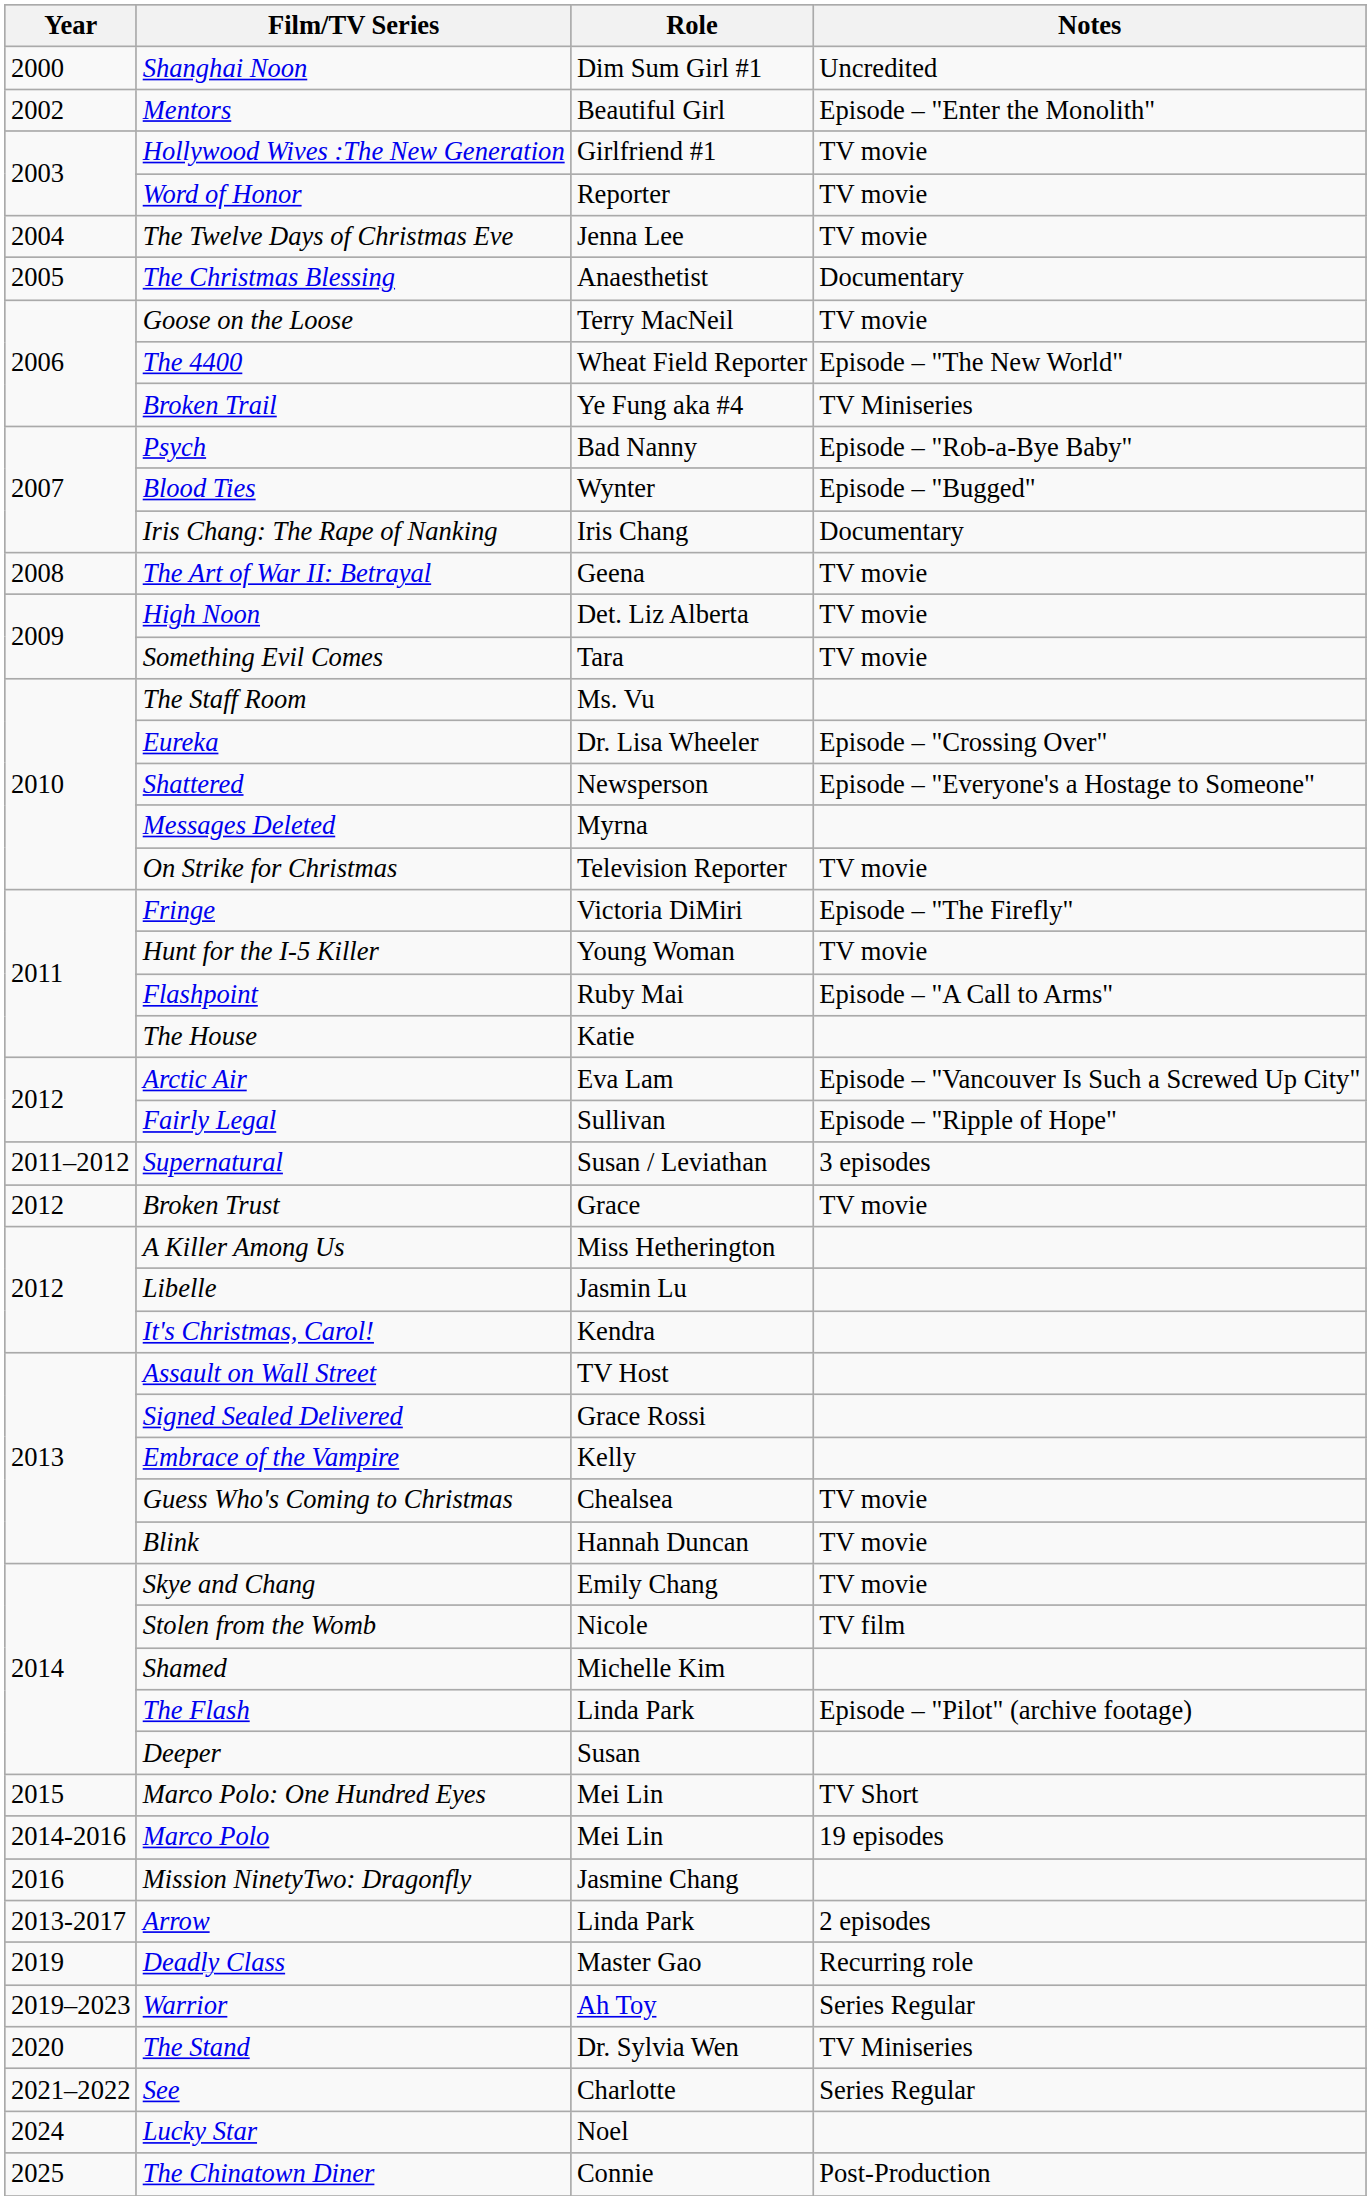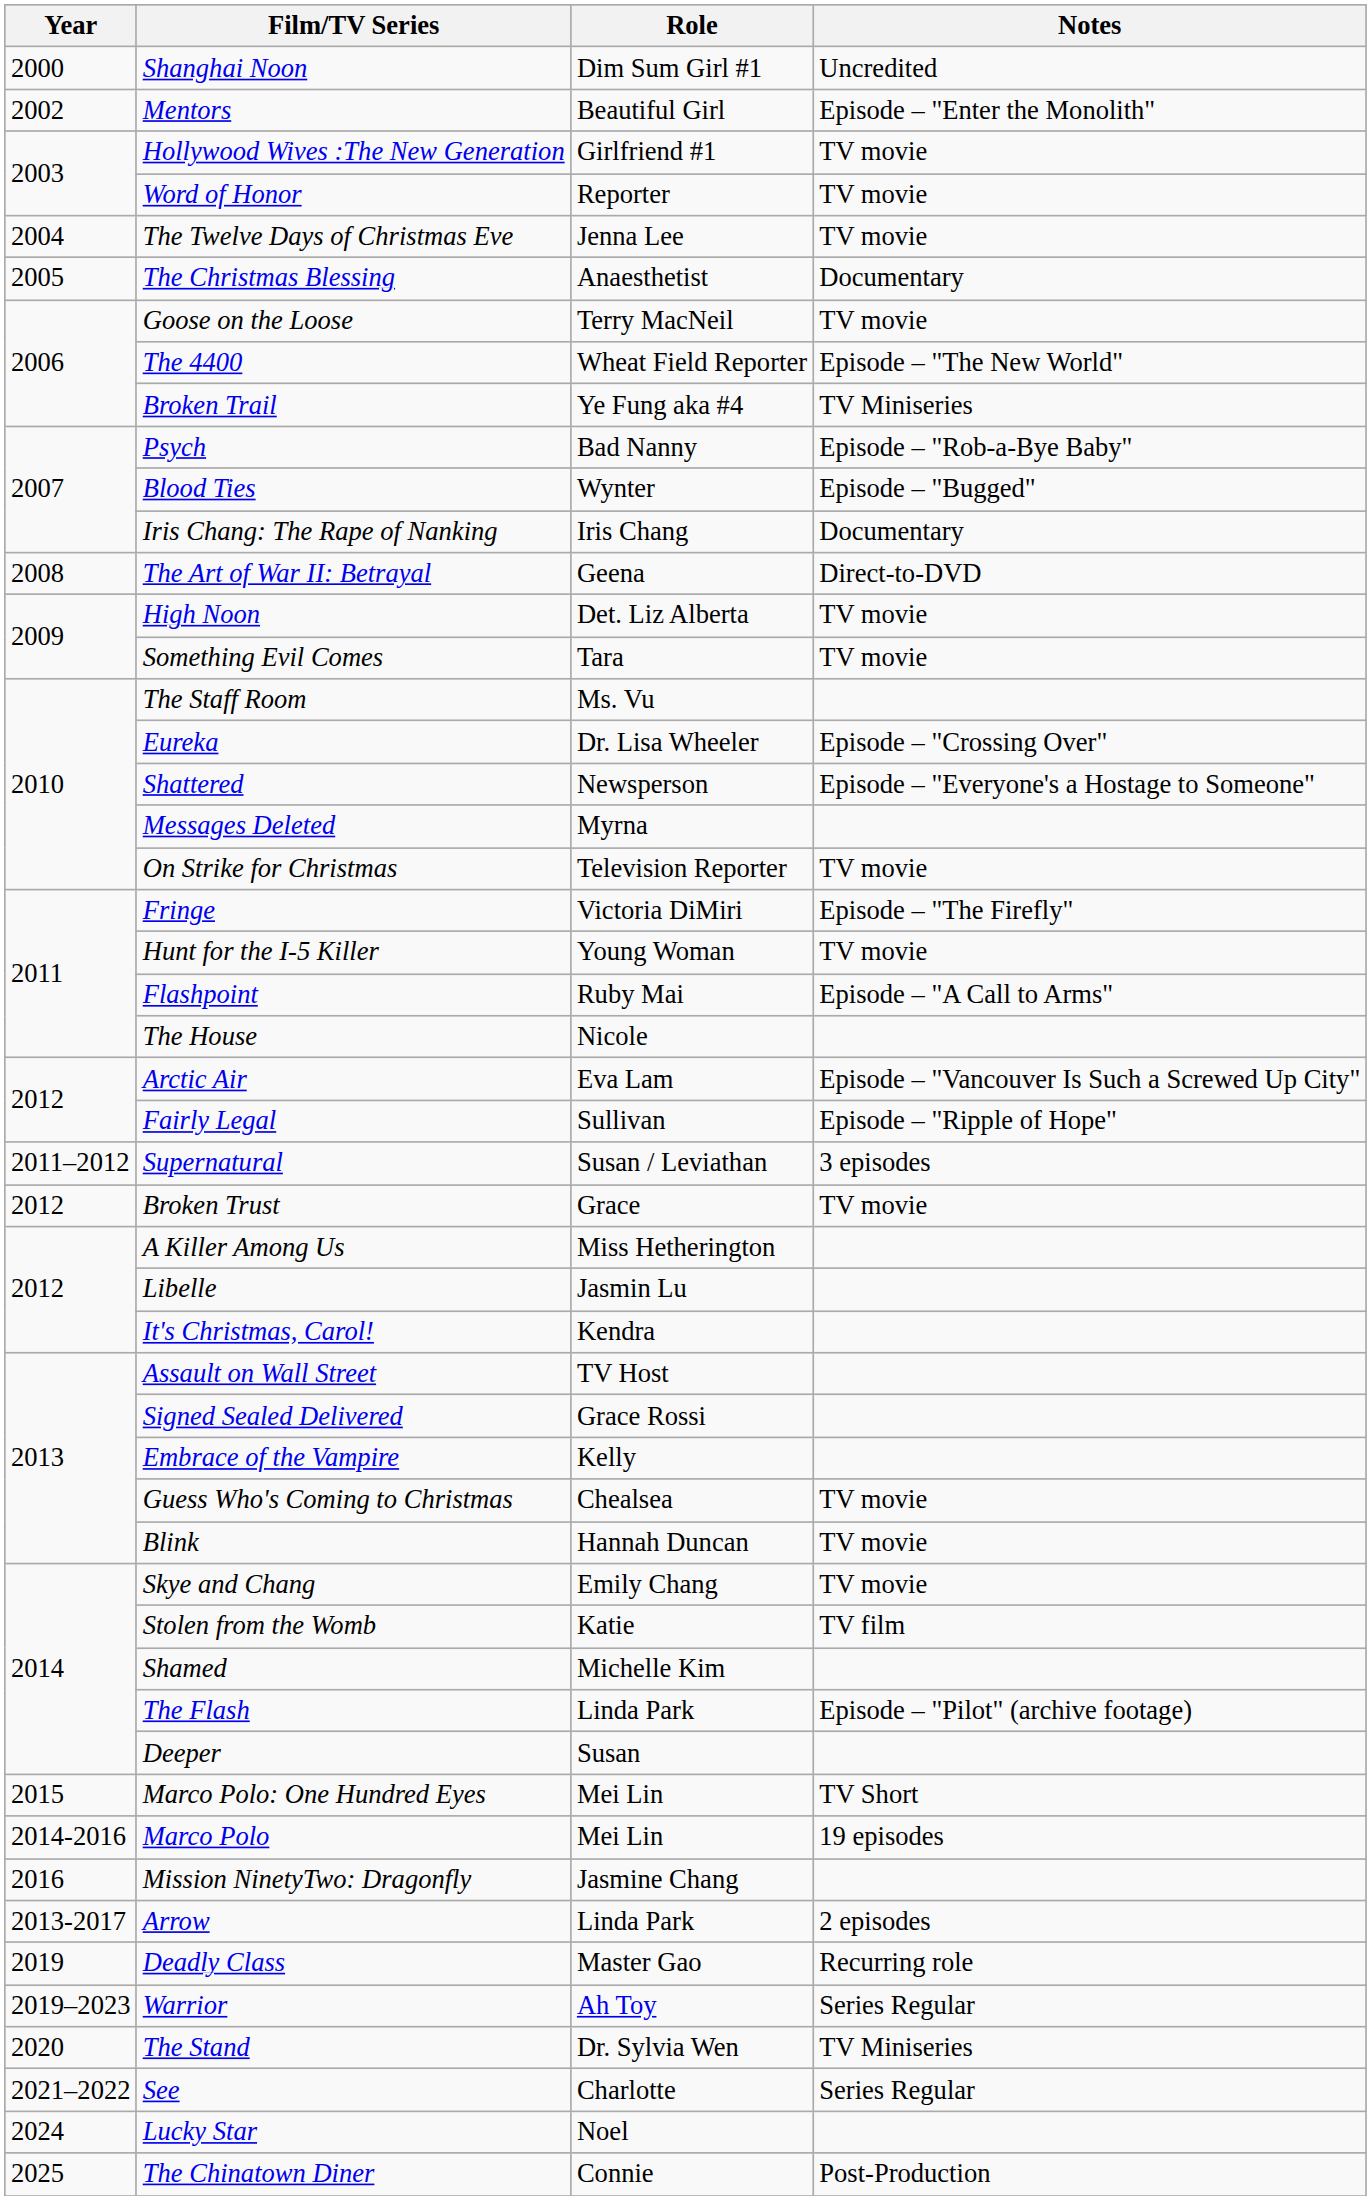(873, 573) TV movie -> (900, 573) Direct-to-DVD
(606, 1036) Katie -> (612, 1036) Nicole
(612, 1626) Nicole -> (606, 1626) Katie
